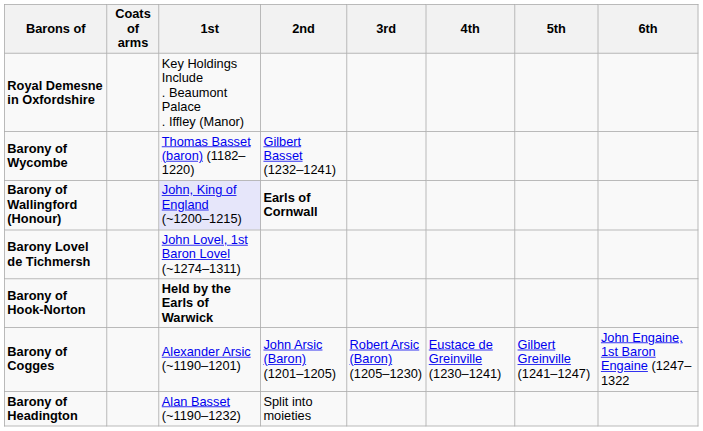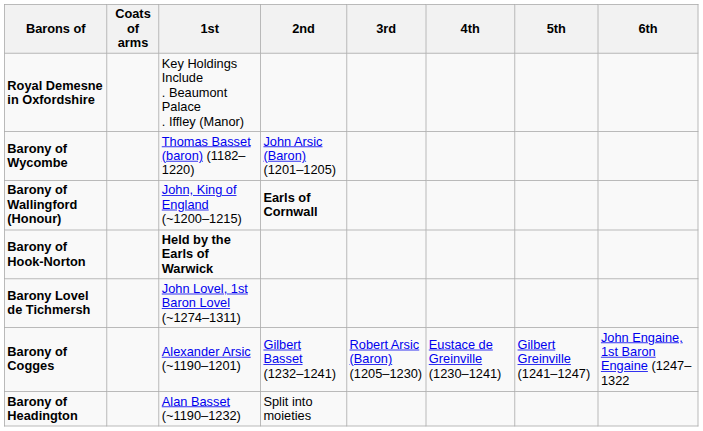(300, 156) Gilbert Basset (1232–1241) -> (300, 156) John Arsic (Baron) (1201–1205)
(202, 205) lavender background -> (202, 205) no background
rows swapped: (49, 254) <-> (46, 303)
(300, 359) John Arsic (Baron) (1201–1205) -> (300, 359) Gilbert Basset (1232–1241)
